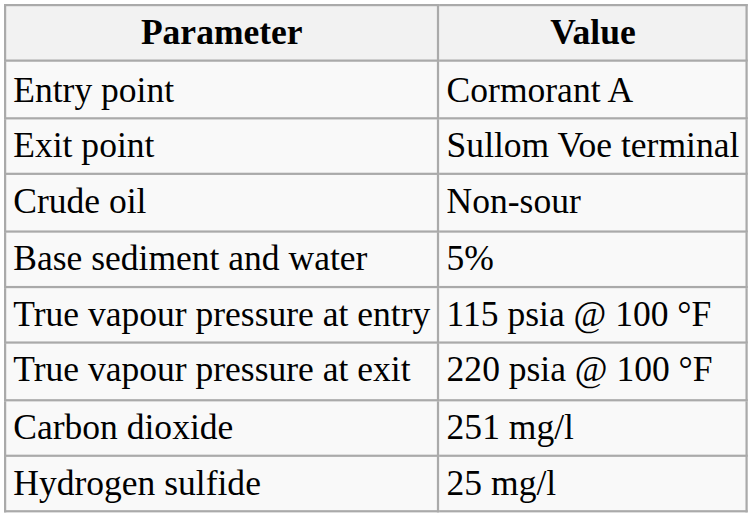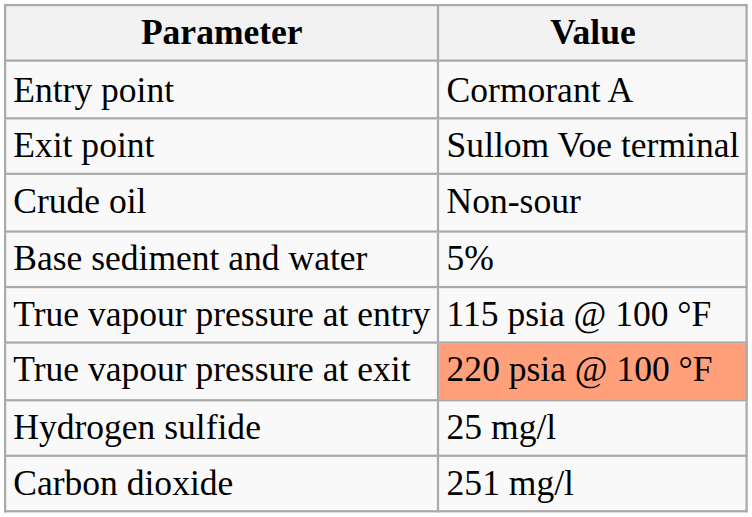(580, 370) no background -> (580, 370) lightsalmon background
rows swapped: (137, 483) <-> (123, 426)
